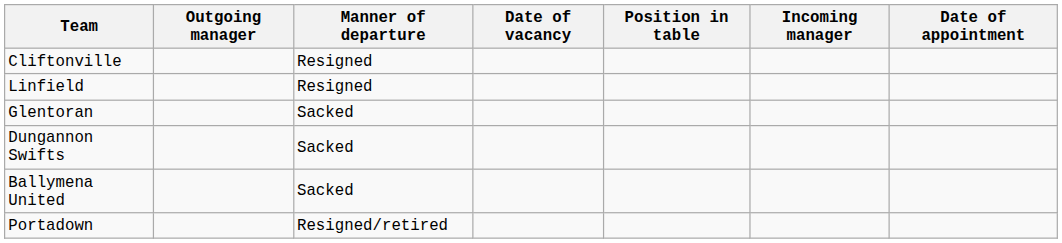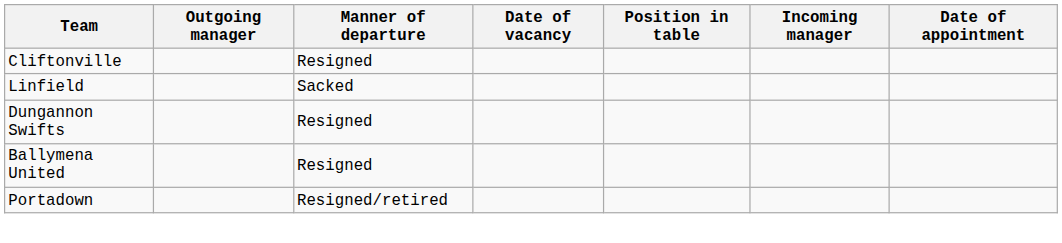(335, 87) Resigned -> (325, 87) Sacked
- row: (51, 112)
(325, 147) Sacked -> (335, 122) Resigned
(325, 191) Sacked -> (335, 165) Resigned
